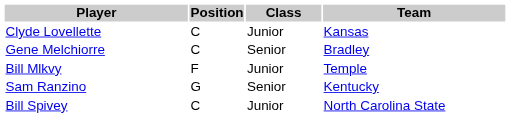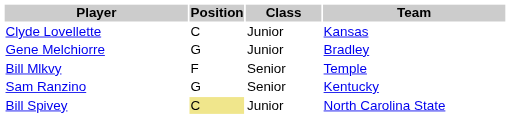(195, 50) C -> (196, 50) G
(266, 50) Senior -> (265, 50) Junior
(265, 68) Junior -> (266, 68) Senior
(195, 105) no background -> (195, 105) khaki background
